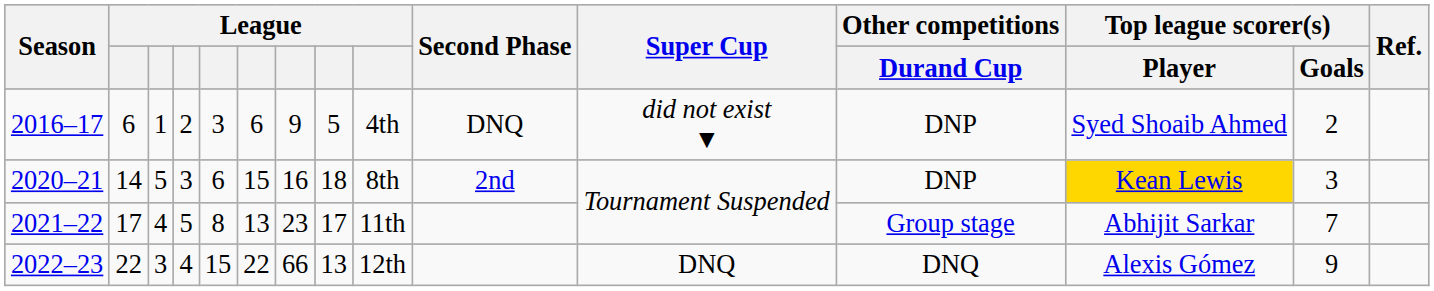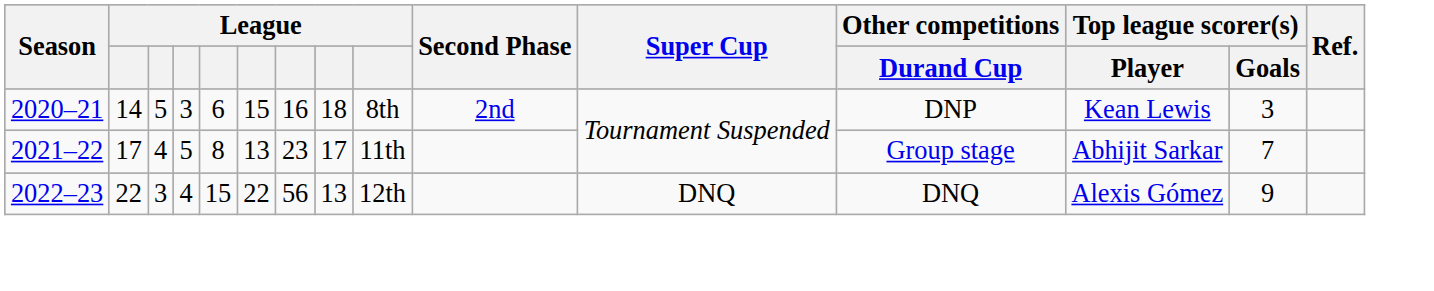- row: (57, 124)
(1179, 180) gold background -> (1147, 109) no background
(295, 264) 66 -> (295, 192) 56
